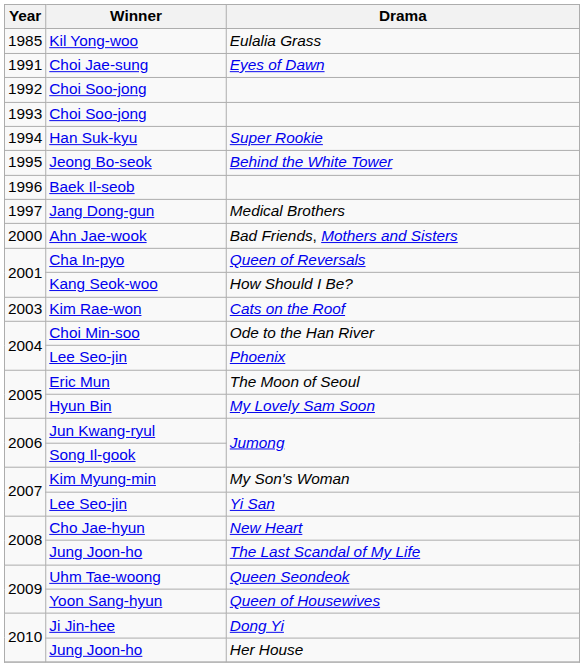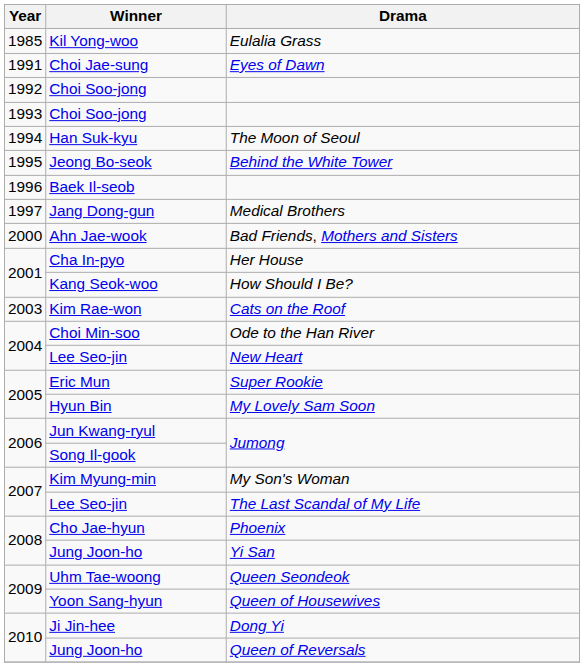(276, 138) Super Rookie -> (295, 138) The Moon of Seoul
(298, 260) Queen of Reversals -> (267, 260) Her House
(258, 357) Phoenix -> (266, 357) New Heart
(295, 382) The Moon of Seoul -> (276, 382) Super Rookie
(252, 503) Yi San -> (325, 503) The Last Scandal of My Life
(266, 528) New Heart -> (258, 528) Phoenix
(325, 552) The Last Scandal of My Life -> (252, 552) Yi San
(267, 650) Her House -> (298, 650) Queen of Reversals
